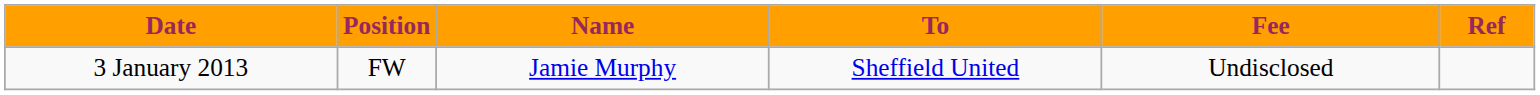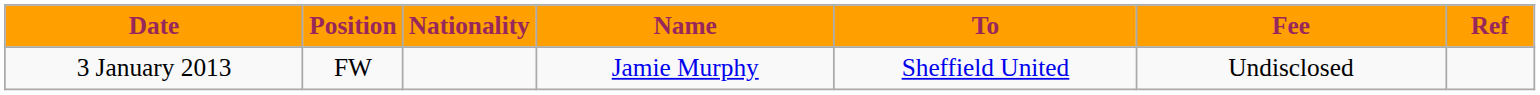+ column: (469, 25)
